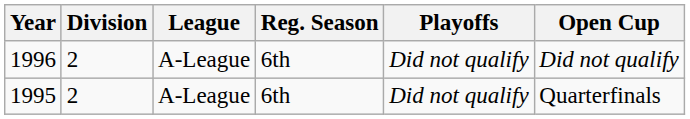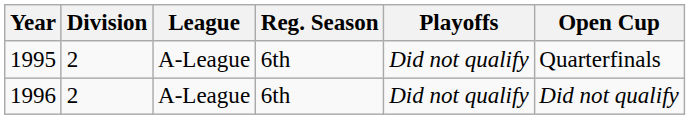rows swapped: (33, 95) <-> (33, 59)
